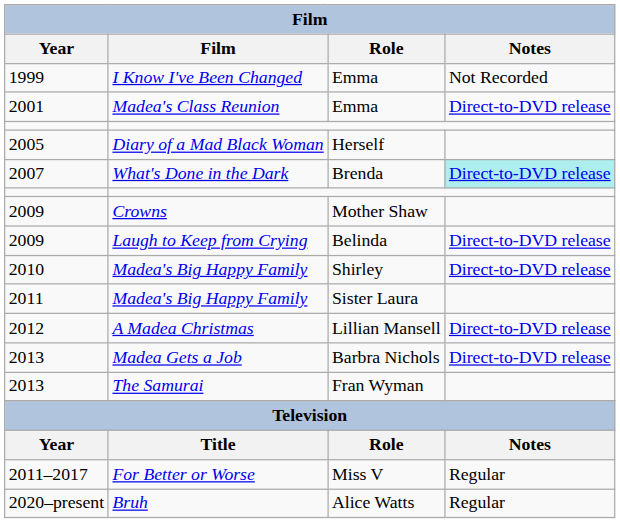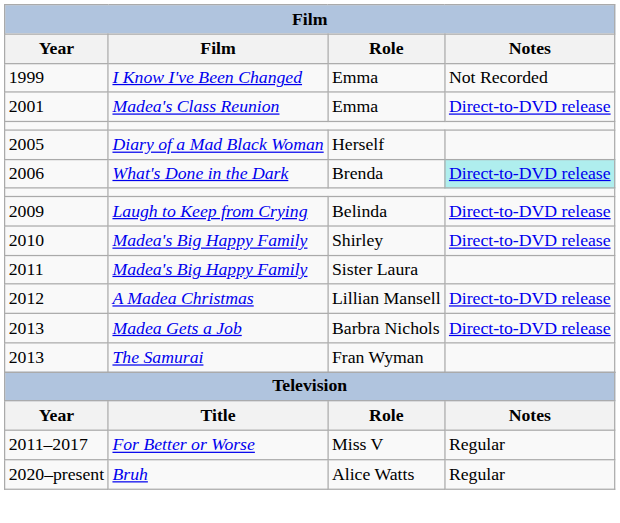(26, 173) 2007 -> (26, 173) 2006
- row: (140, 211)
